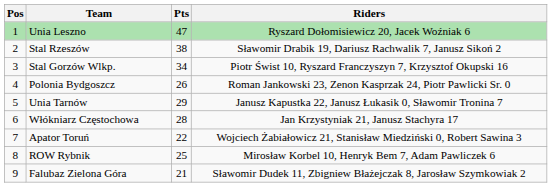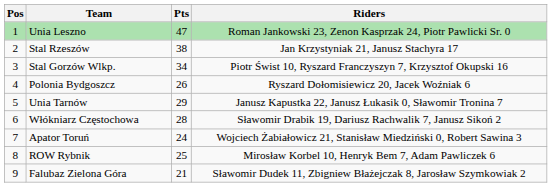(369, 31) Ryszard Dołomisiewicz 20, Jacek Woźniak 6 -> (369, 31) Roman Jankowski 23, Zenon Kasprzak 24, Piotr Pawlicki Sr. 0
(369, 48) Sławomir Drabik 19, Dariusz Rachwalik 7, Janusz Sikoń 2 -> (369, 48) Jan Krzystyniak 21, Janusz Stachyra 17
(369, 84) Roman Jankowski 23, Zenon Kasprzak 24, Piotr Pawlicki Sr. 0 -> (369, 84) Ryszard Dołomisiewicz 20, Jacek Woźniak 6
(369, 119) Jan Krzystyniak 21, Janusz Stachyra 17 -> (369, 119) Sławomir Drabik 19, Dariusz Rachwalik 7, Janusz Sikoń 2
(182, 137) 22 -> (182, 137) 24
